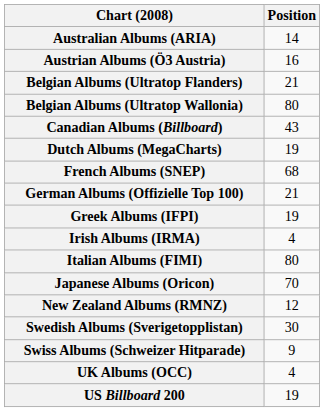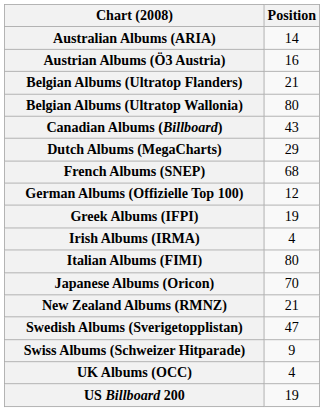(292, 149) 19 -> (292, 149) 29
(292, 194) 21 -> (292, 194) 12
(292, 305) 12 -> (292, 305) 21
(292, 328) 30 -> (292, 328) 47
